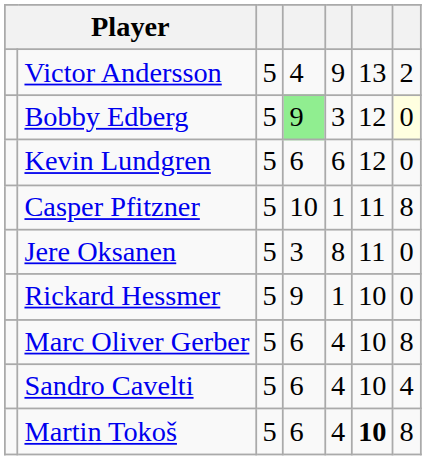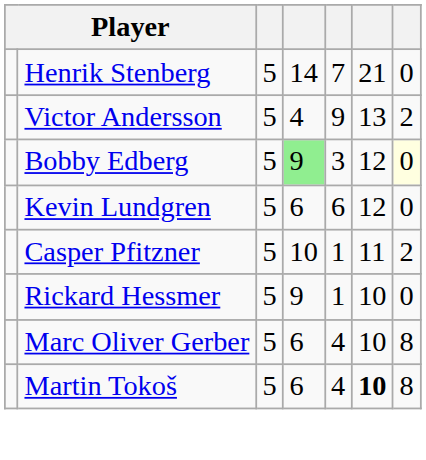+ row: (117, 71)
(407, 206) 8 -> (407, 251) 2
- row: (100, 251)
- row: (109, 386)
